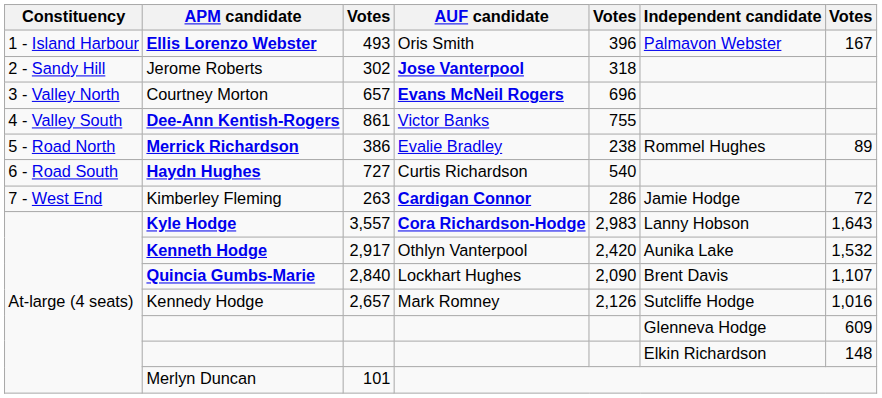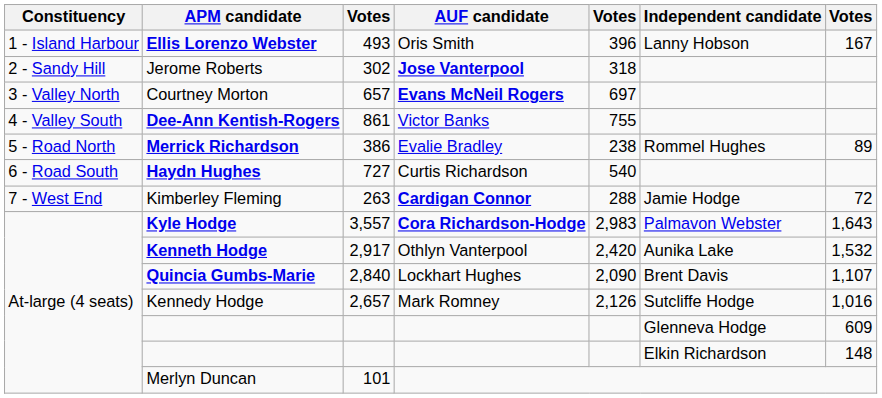(713, 43) Palmavon Webster -> (696, 43) Lanny Hobson
(623, 95) 696 -> (623, 95) 697
(623, 198) 286 -> (623, 198) 288
(696, 224) Lanny Hobson -> (713, 224) Palmavon Webster
